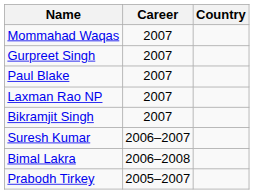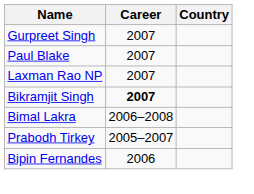- row: (63, 35)
(158, 117) normal -> (141, 96) bold
- row: (49, 138)
+ row: (55, 158)
